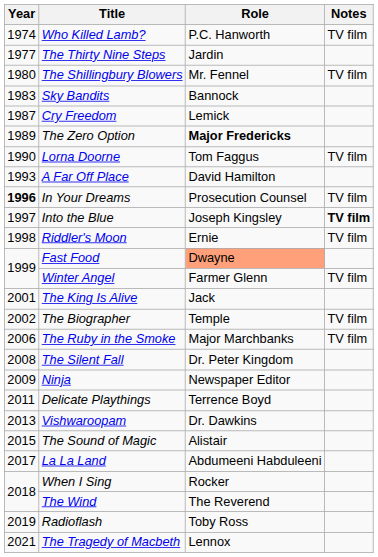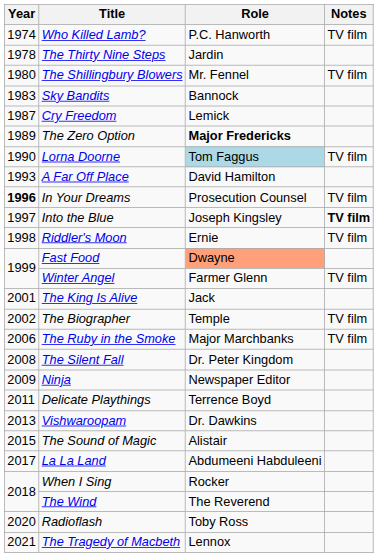(22, 55) 1977 -> (22, 55) 1978
(224, 156) no background -> (224, 156) lightblue background
(22, 522) 2019 -> (22, 522) 2020
